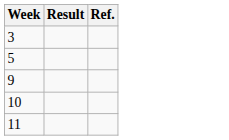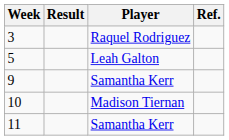+ column: (140, 15)
